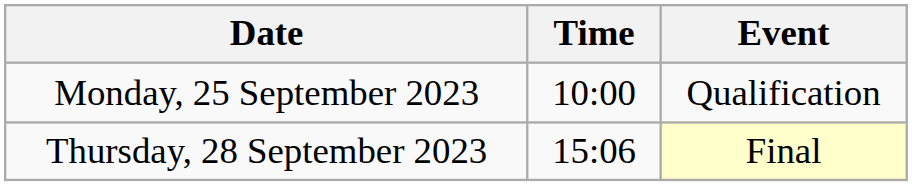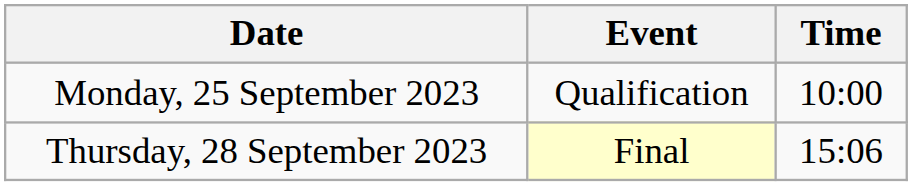columns swapped: (594, 33) <-> (784, 33)
